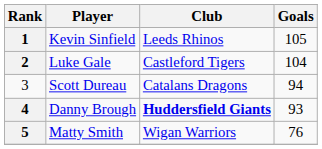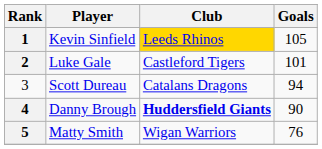(183, 39) no background -> (183, 39) gold background
(296, 62) 104 -> (296, 62) 101
(296, 109) 93 -> (296, 109) 90
